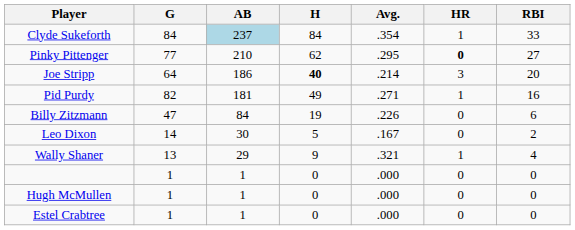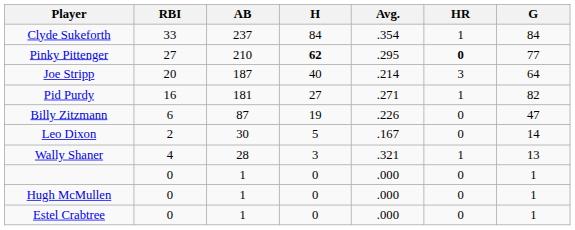columns swapped: (170, 14) <-> (533, 14)
(243, 34) lightblue background -> (243, 34) no background
(315, 54) normal -> (315, 54) bold
(243, 74) 186 -> (243, 74) 187
(315, 74) bold -> (315, 74) normal
(315, 94) 49 -> (315, 94) 27
(243, 114) 84 -> (243, 114) 87
(243, 154) 29 -> (243, 154) 28
(315, 154) 9 -> (315, 154) 3
